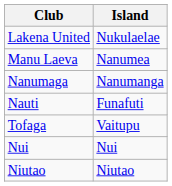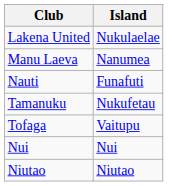- row: (38, 81)
+ row: (37, 103)
